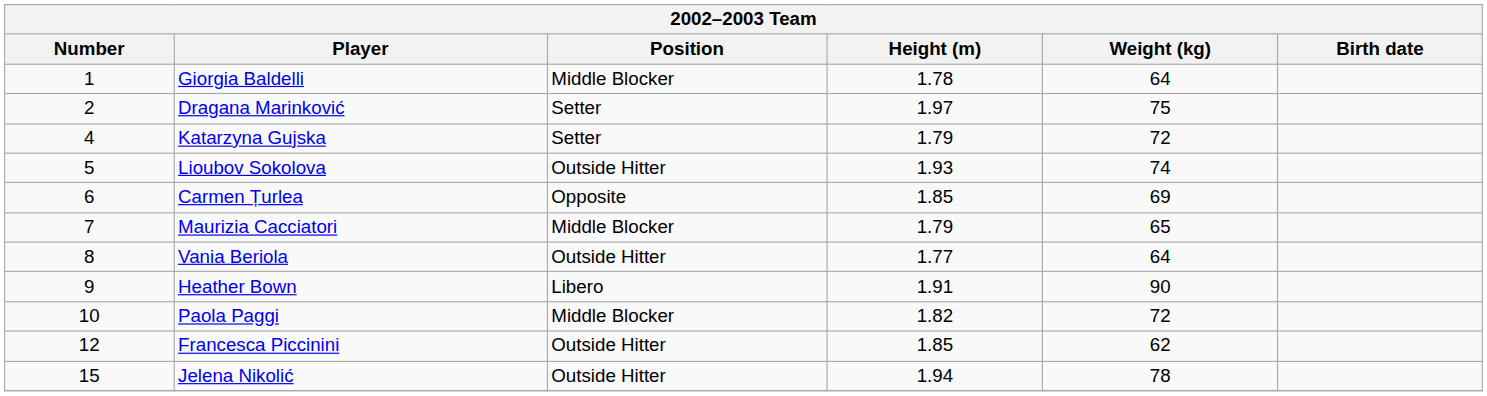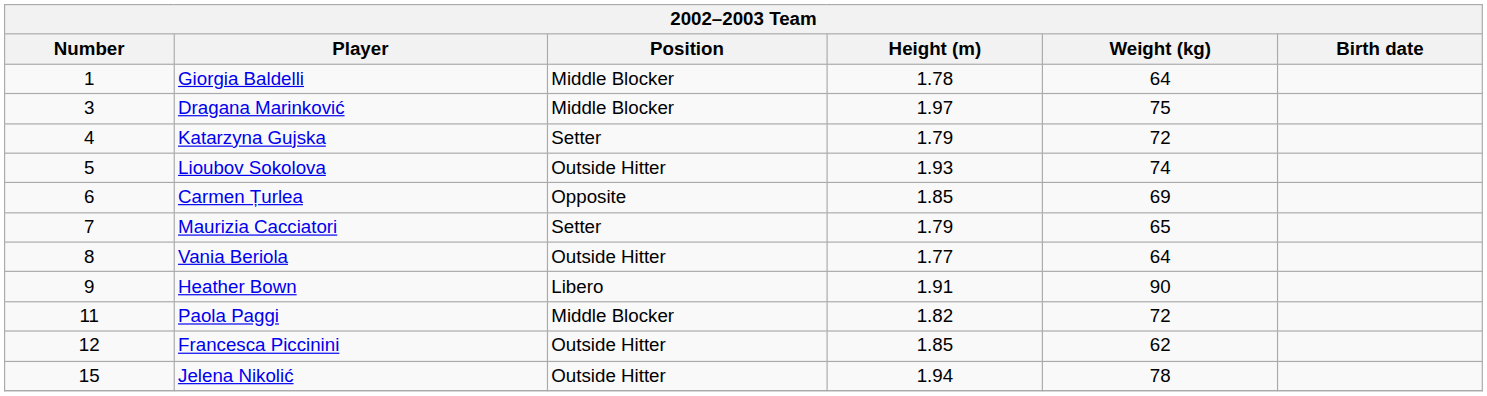(89, 108) 2 -> (89, 108) 3
(576, 108) Setter -> (613, 108) Middle Blocker
(613, 227) Middle Blocker -> (576, 227) Setter
(89, 316) 10 -> (89, 316) 11
